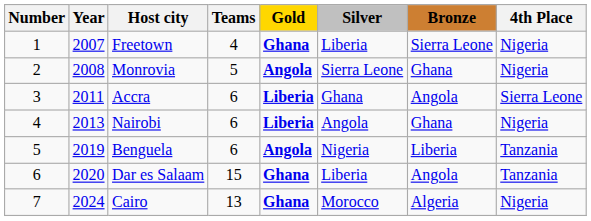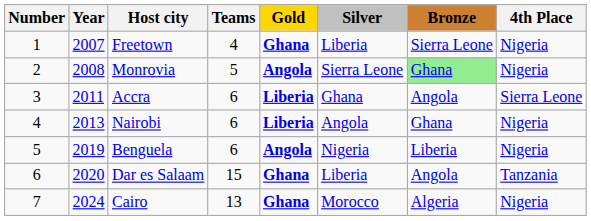(432, 70) no background -> (432, 70) lightgreen background
(529, 149) Tanzania -> (524, 149) Nigeria
